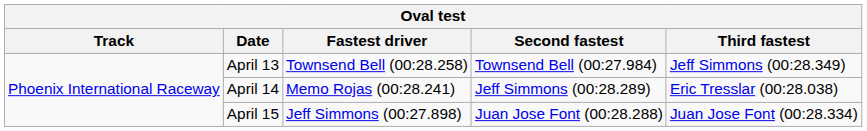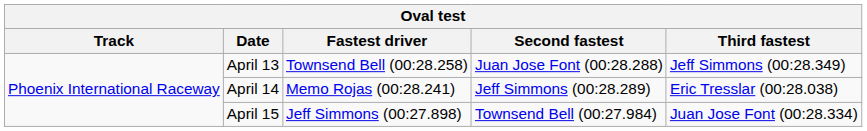(566, 65) Townsend Bell (00:27.984) -> (569, 65) Juan Jose Font (00:28.288)
(569, 114) Juan Jose Font (00:28.288) -> (566, 114) Townsend Bell (00:27.984)
